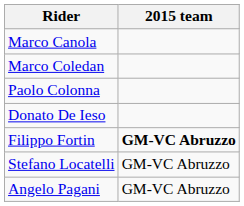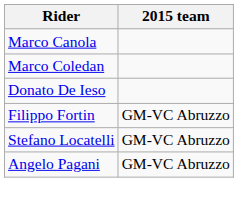- row: (54, 90)
(179, 139) bold -> (176, 115) normal
